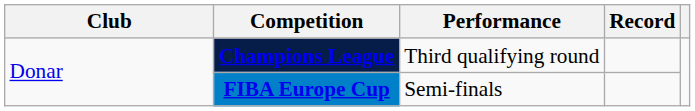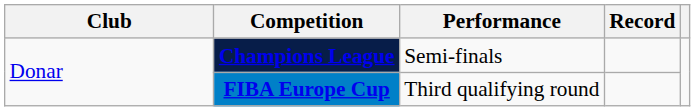(502, 55) Third qualifying round -> (453, 55) Semi-finals
(453, 88) Semi-finals -> (502, 88) Third qualifying round
